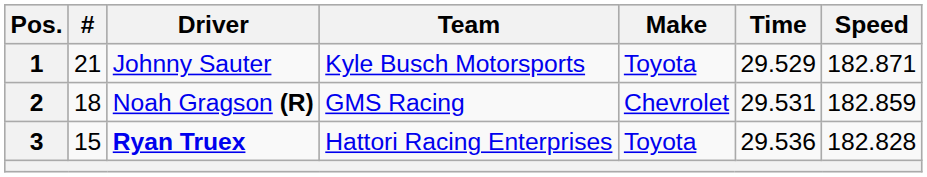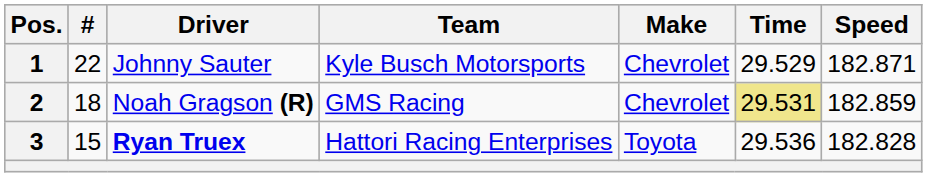(88, 63) 21 -> (88, 63) 22
(660, 63) Toyota -> (677, 63) Chevrolet
(778, 102) no background -> (778, 102) khaki background
